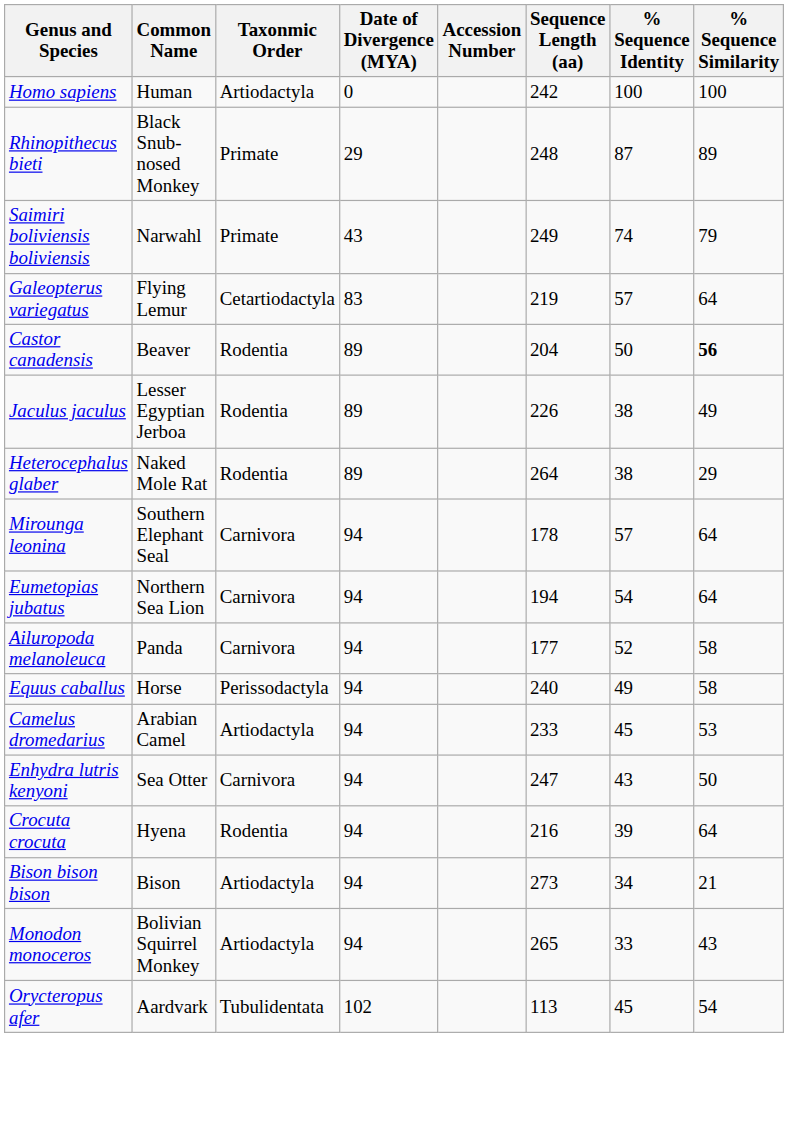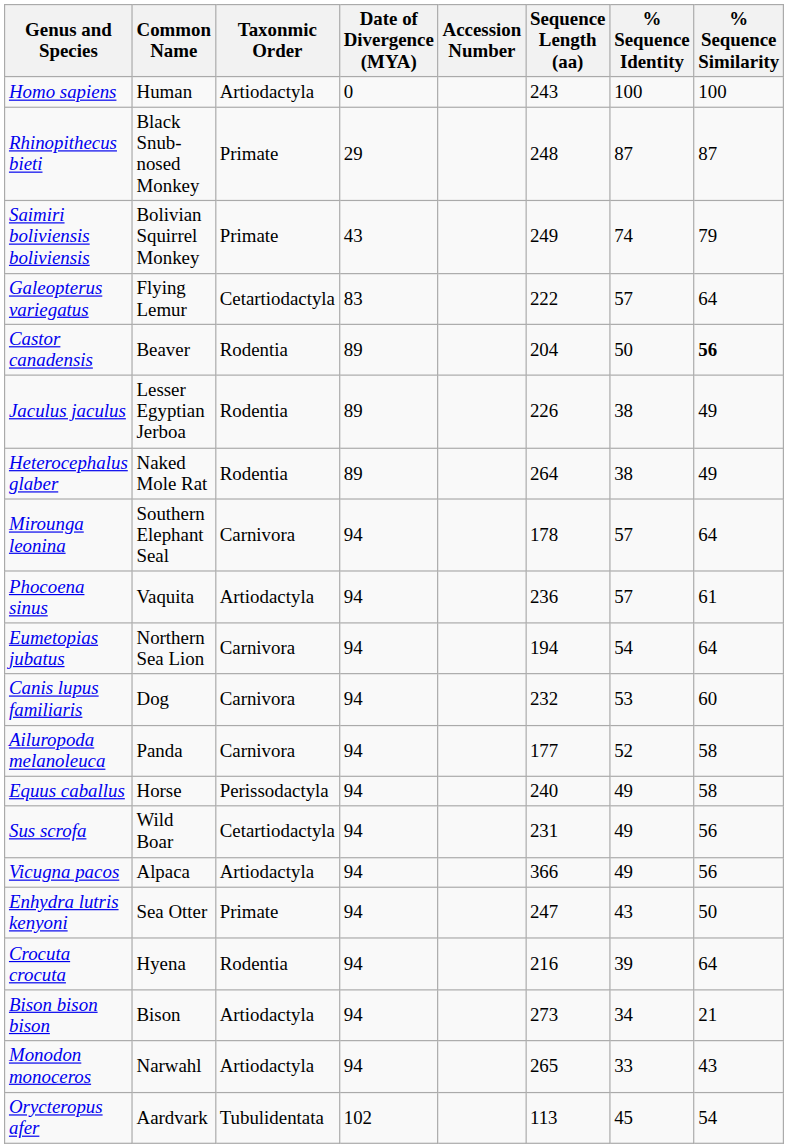(544, 91) 242 -> (544, 91) 243
(708, 153) 89 -> (708, 153) 87
(169, 236) Narwahl -> (169, 236) Bolivian Squirrel Monkey
(544, 298) 219 -> (544, 298) 222
(708, 473) 29 -> (708, 473) 49
+ row: (47, 596)
+ row: (54, 699)
+ row: (48, 831)
+ row: (64, 872)
- row: (57, 729)
(257, 780) Carnivora -> (249, 912) Primate
(169, 944) Bolivian Squirrel Monkey -> (169, 1066) Narwahl
